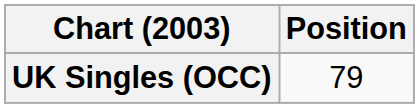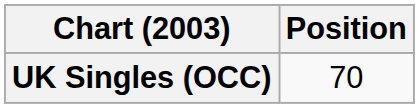(346, 77) 79 -> (346, 77) 70
